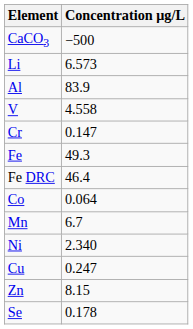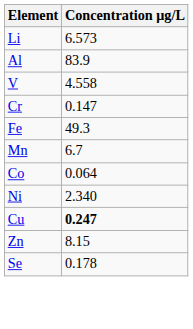- row: (28, 40)
- row: (31, 177)
rows swapped: (18, 222) <-> (16, 200)
(81, 267) normal -> (81, 219) bold
